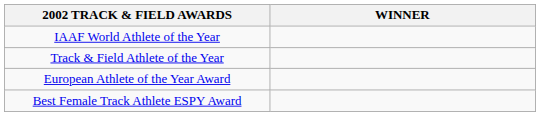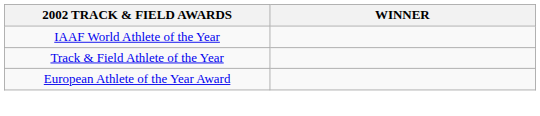- row: (137, 101)
